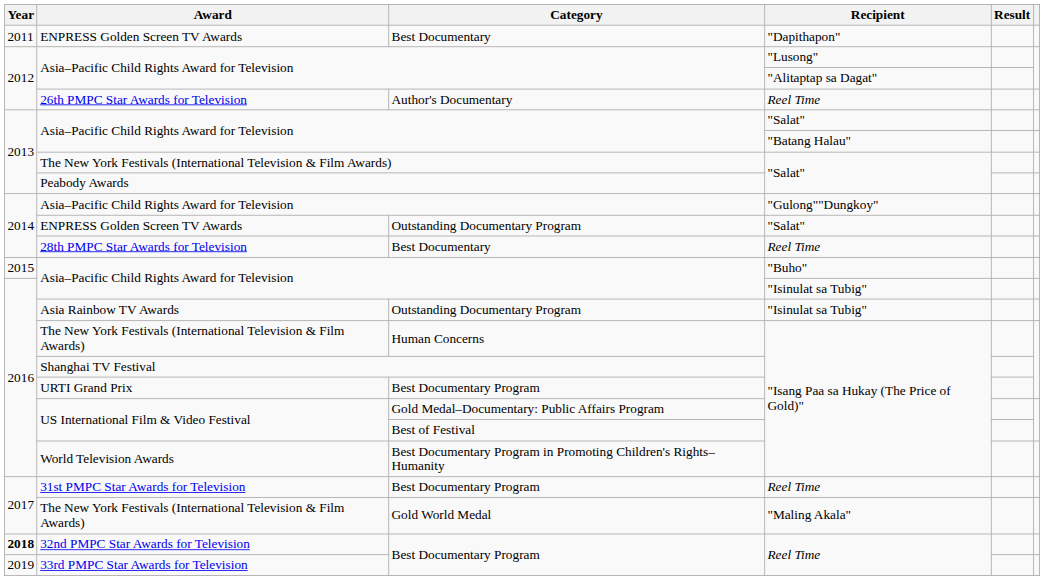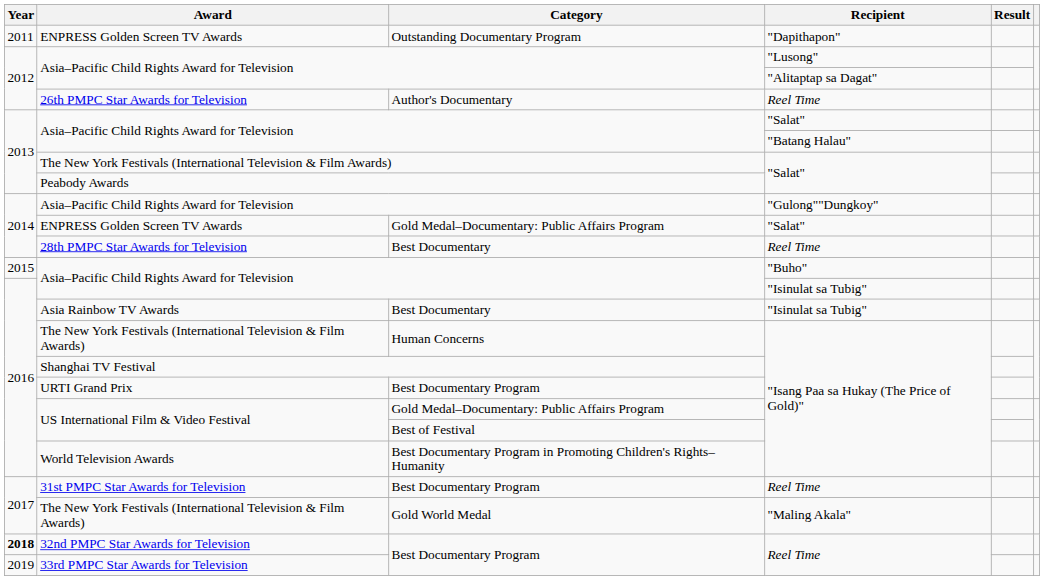(441, 36) Best Documentary -> (486, 36) Outstanding Documentary Program
(486, 225) Outstanding Documentary Program -> (528, 225) Gold Medal–Documentary: Public Affairs Program
(486, 309) Outstanding Documentary Program -> (441, 309) Best Documentary
